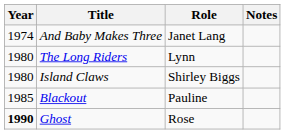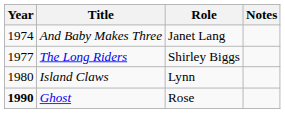(21, 56) 1980 -> (21, 56) 1977
(182, 56) Lynn -> (204, 56) Shirley Biggs
(204, 77) Shirley Biggs -> (182, 77) Lynn
- row: (63, 98)
